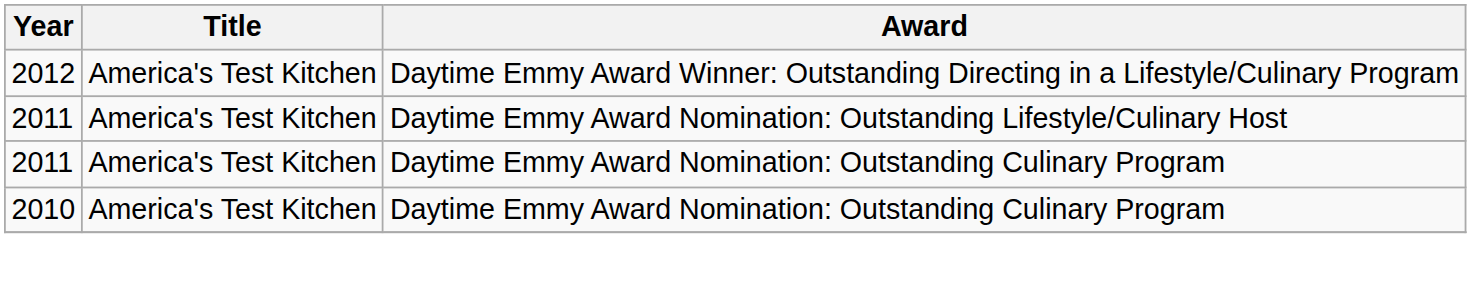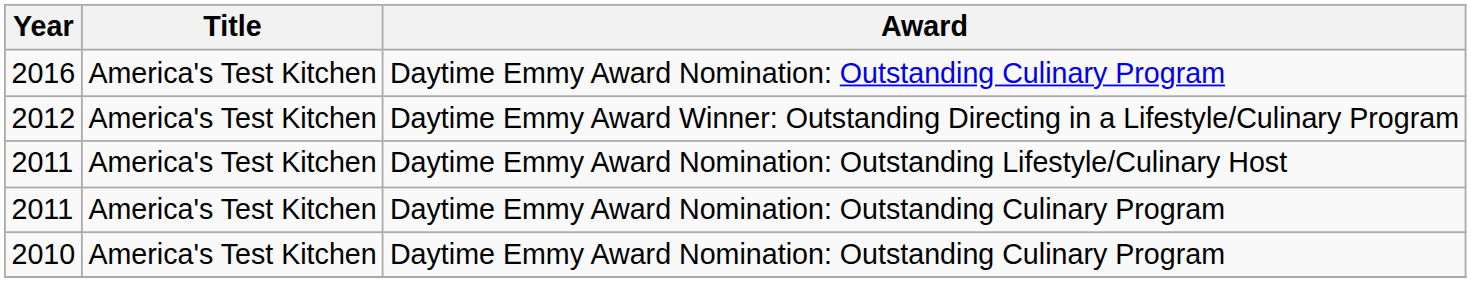+ row: (43, 72)
